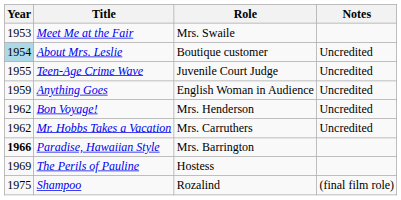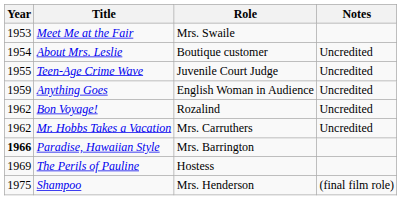(19, 52) lightblue background -> (19, 52) no background
(215, 109) Mrs. Henderson -> (198, 109) Rozalind
(198, 185) Rozalind -> (215, 185) Mrs. Henderson
